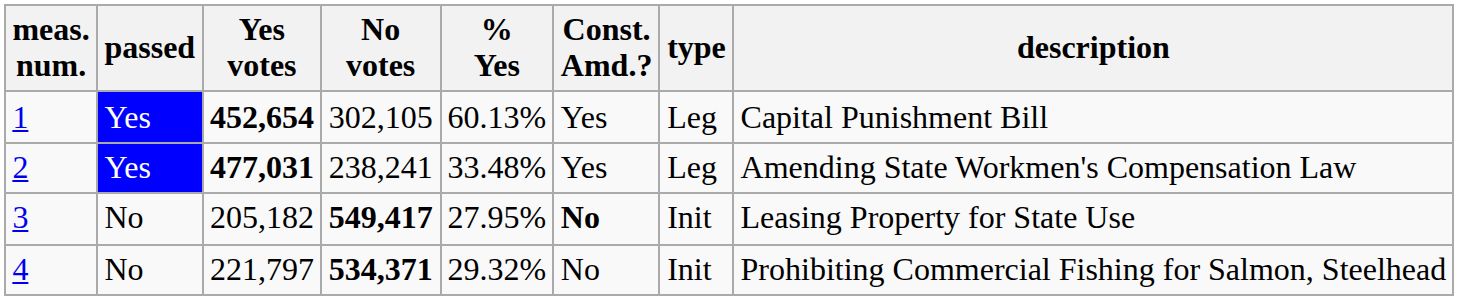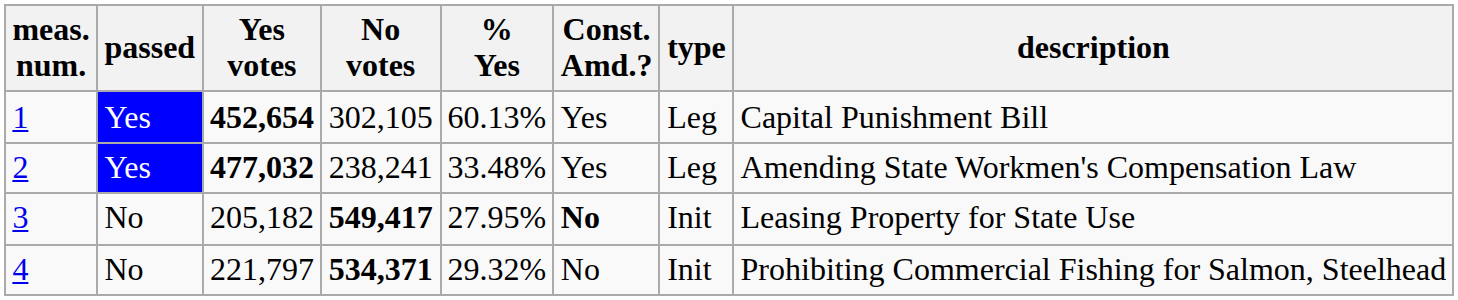(262, 167) 477,031 -> (262, 167) 477,032
